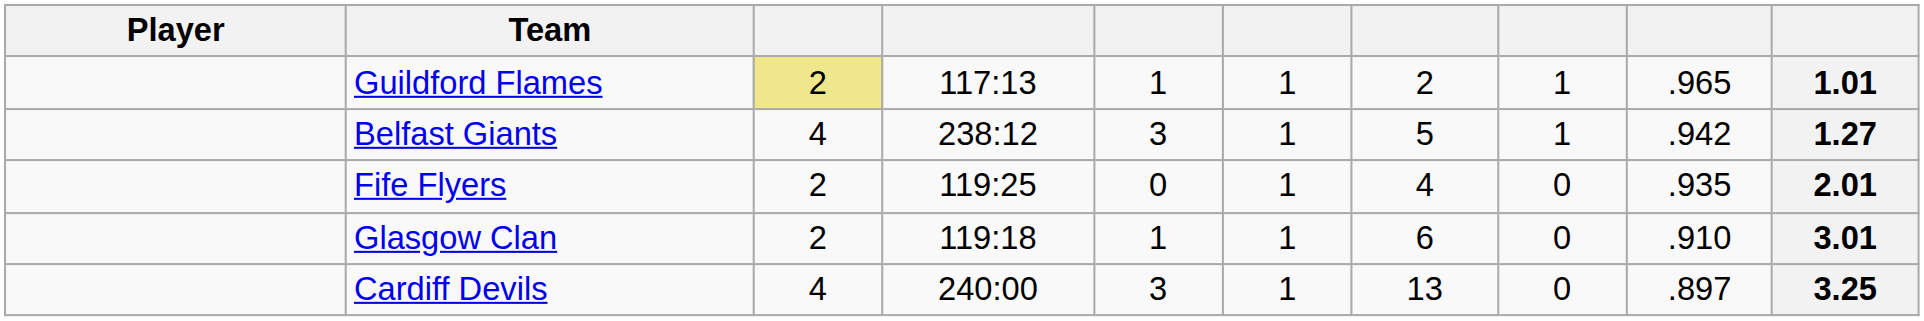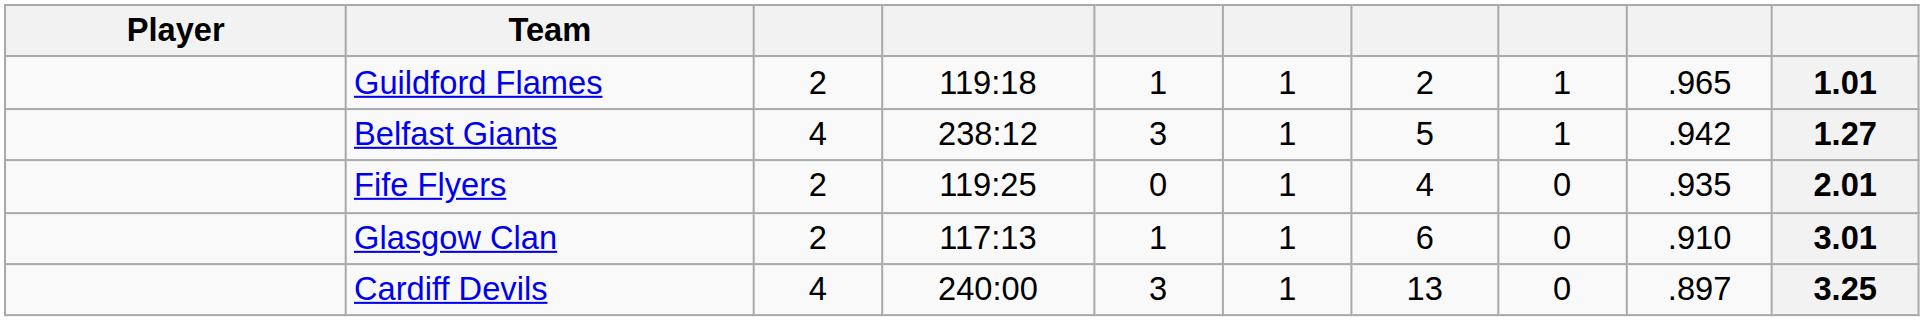(818, 82) khaki background -> (818, 82) no background
(988, 82) 117:13 -> (988, 82) 119:18
(988, 237) 119:18 -> (988, 237) 117:13
